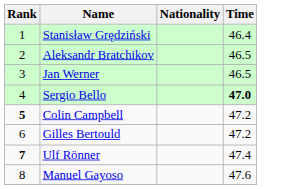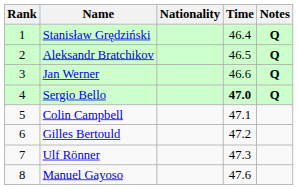+ column: (275, 14)
(240, 74) 46.5 -> (240, 74) 46.6
(22, 114) bold -> (22, 114) normal
(240, 114) 47.2 -> (240, 114) 47.1
(22, 154) bold -> (22, 154) normal
(240, 154) 47.4 -> (240, 154) 47.3
